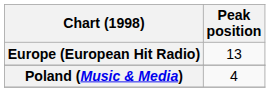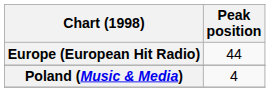(234, 53) 13 -> (234, 53) 44
